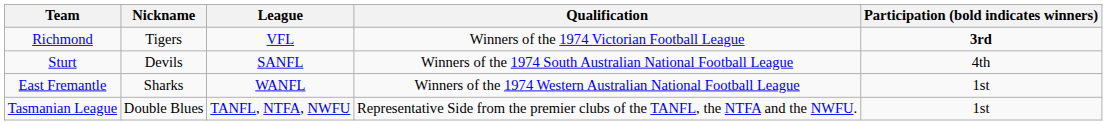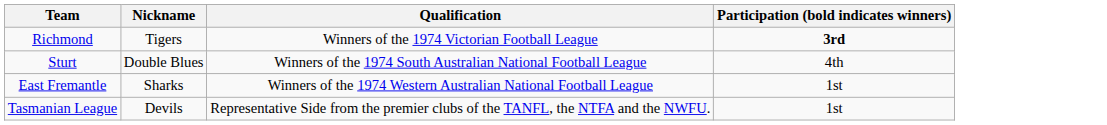- column: (280, 16)
(164, 62) Devils -> (164, 62) Double Blues
(164, 108) Double Blues -> (164, 108) Devils
